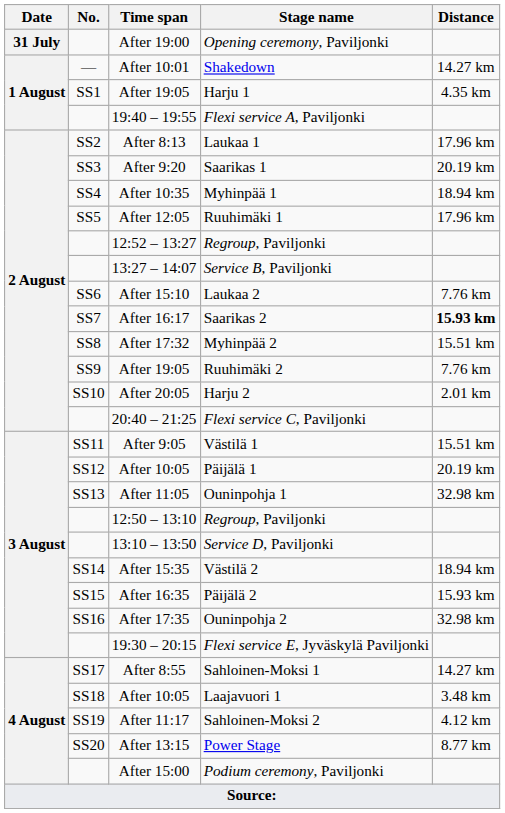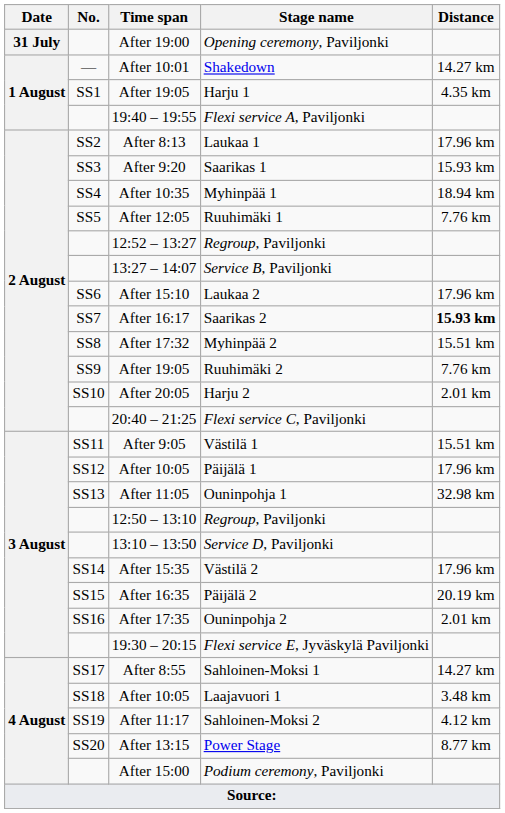(466, 167) 20.19 km -> (466, 167) 15.93 km
(466, 217) 17.96 km -> (466, 217) 7.76 km
(466, 293) 7.76 km -> (466, 293) 17.96 km
(466, 468) 20.19 km -> (466, 468) 17.96 km
(466, 569) 18.94 km -> (466, 569) 17.96 km
(466, 594) 15.93 km -> (466, 594) 20.19 km
(466, 619) 32.98 km -> (466, 619) 2.01 km
